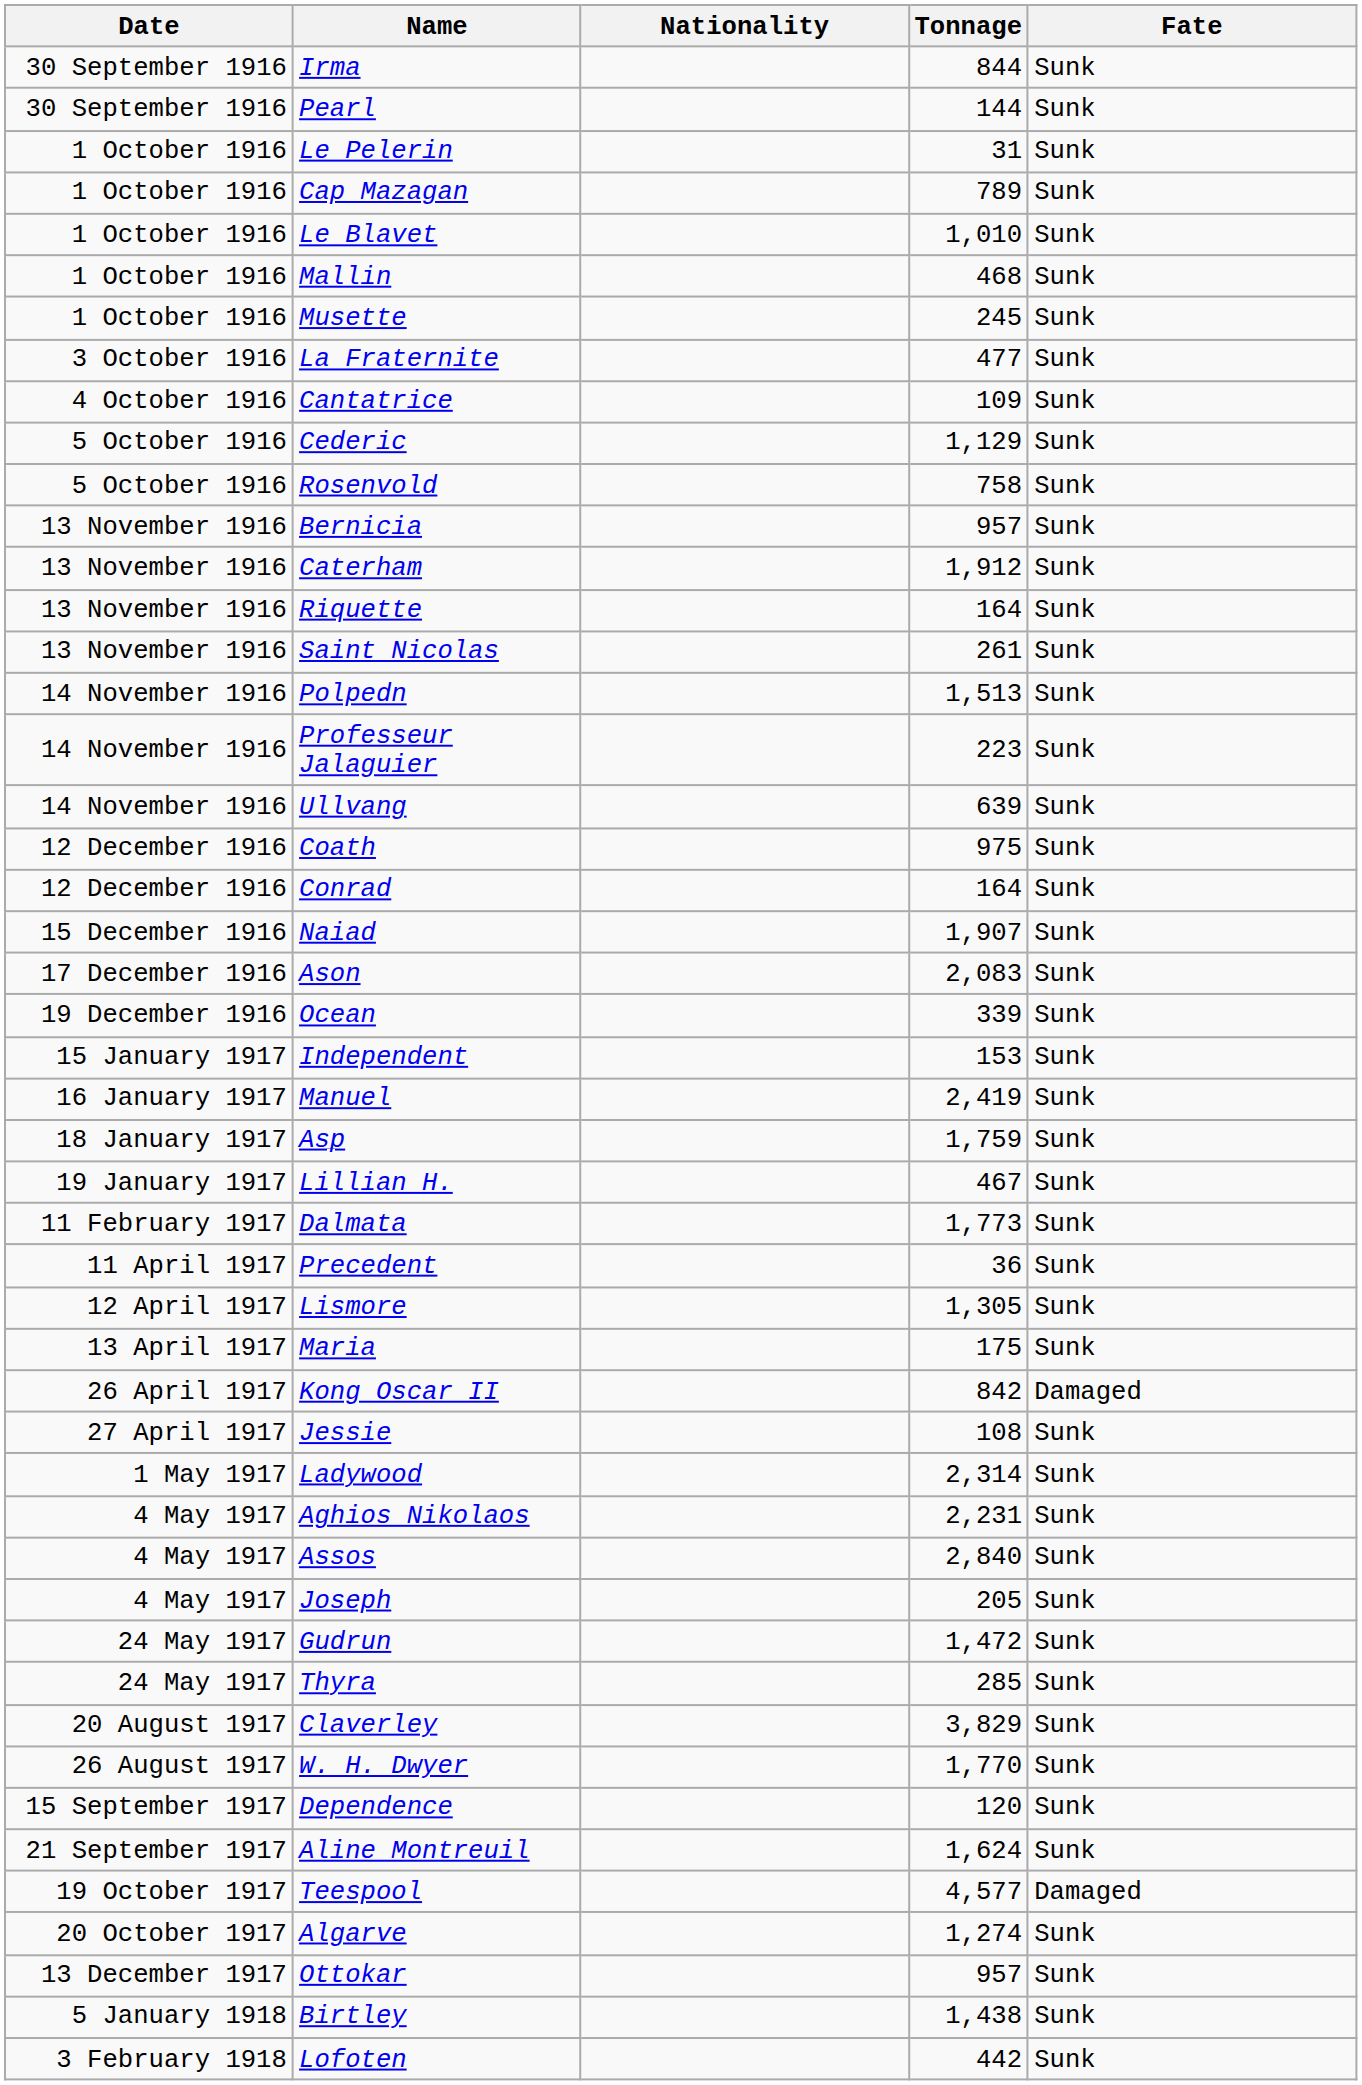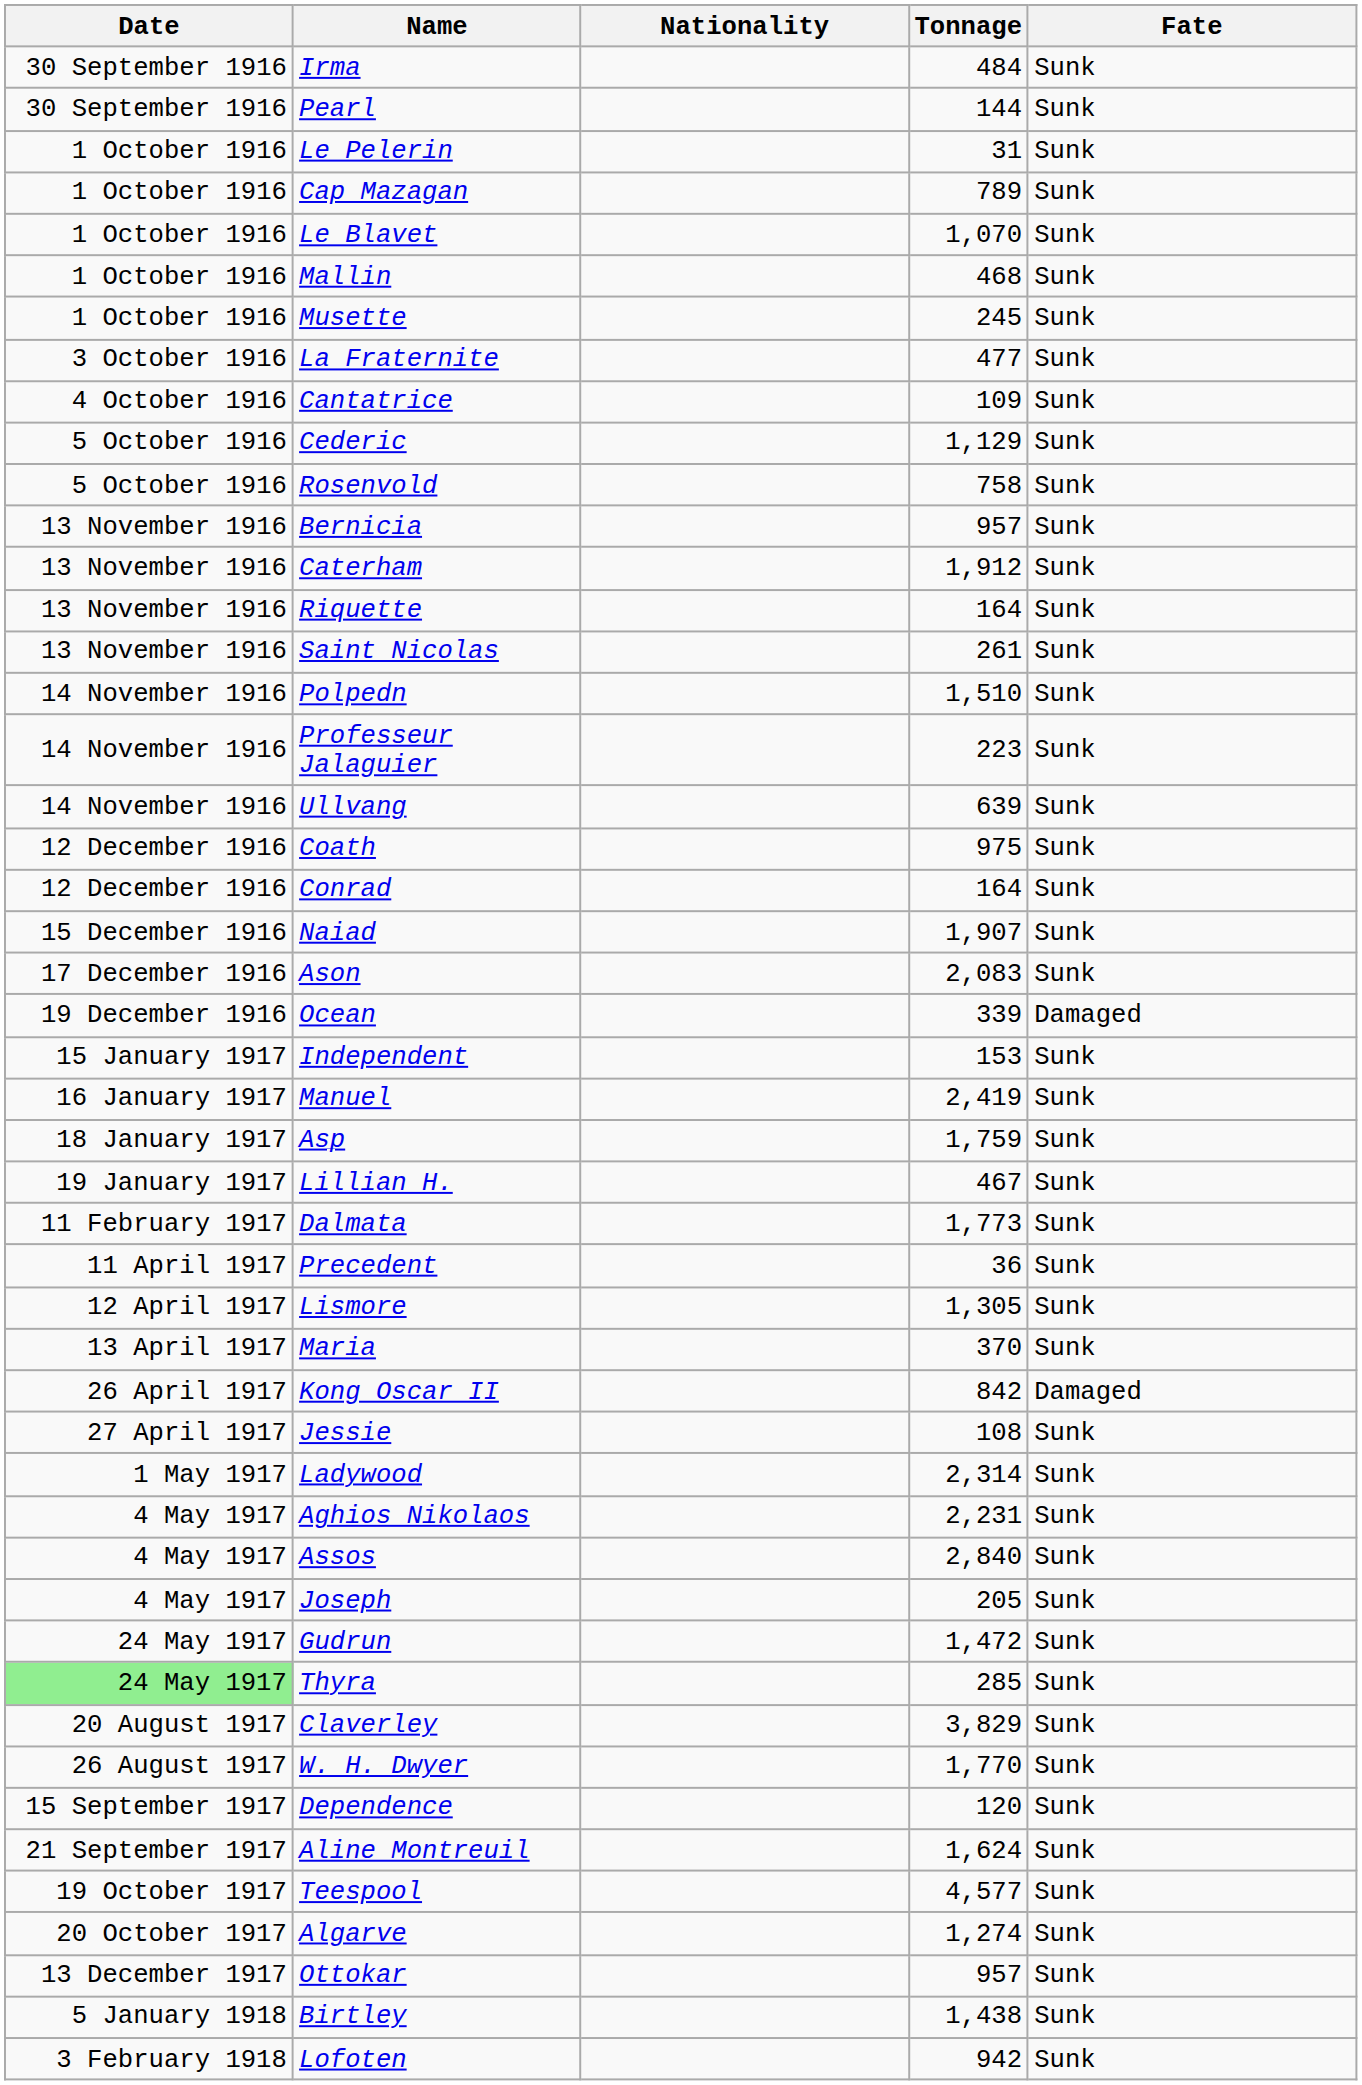(999, 68) 844 -> (999, 68) 484
(984, 235) 1,010 -> (984, 235) 1,070
(984, 694) 1,513 -> (984, 694) 1,510
(1065, 1015) Sunk -> (1088, 1015) Damaged
(999, 1349) 175 -> (999, 1349) 370
(202, 1683) no background -> (202, 1683) lightgreen background
(1088, 1892) Damaged -> (1065, 1892) Sunk
(999, 2059) 442 -> (999, 2059) 942
